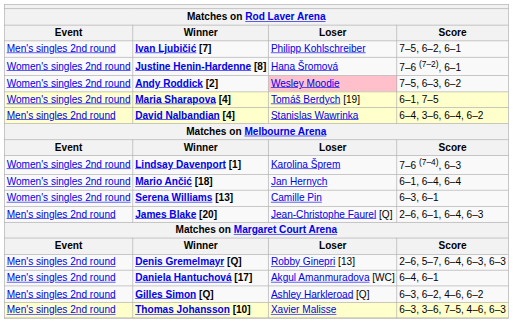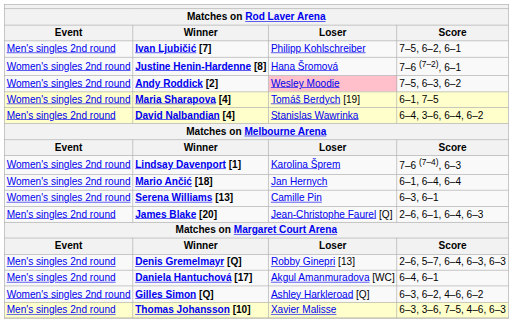(61, 294) Men's singles 2nd round -> (69, 294) Women's singles 2nd round
